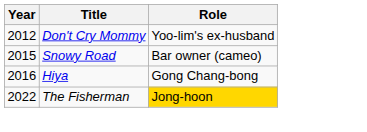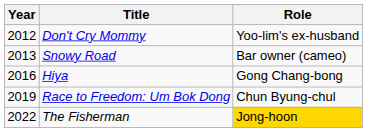(22, 55) 2015 -> (22, 55) 2013
+ row: (136, 96)
